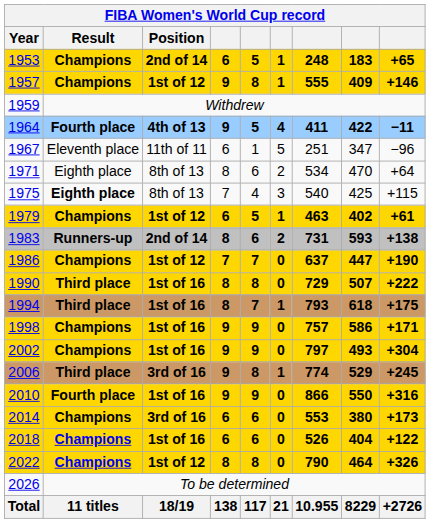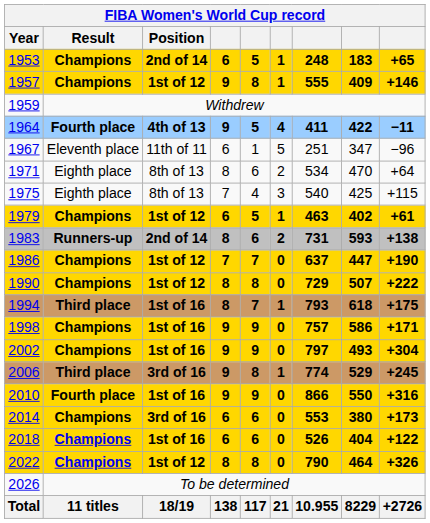(93, 194) bold -> (93, 194) normal
(93, 283) Third place -> (93, 283) Champions
(177, 283) 1st of 16 -> (177, 283) 1st of 12
